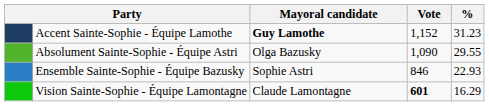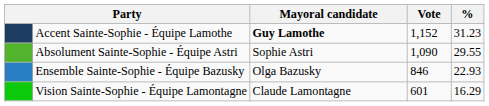(287, 52) Olga Bazusky -> (283, 52) Sophie Astri
(283, 71) Sophie Astri -> (287, 71) Olga Bazusky
(419, 91) bold -> (419, 91) normal
